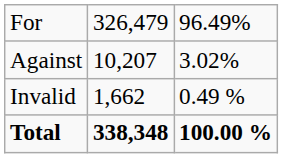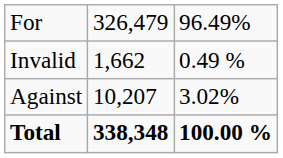rows swapped: (46, 59) <-> (43, 96)
